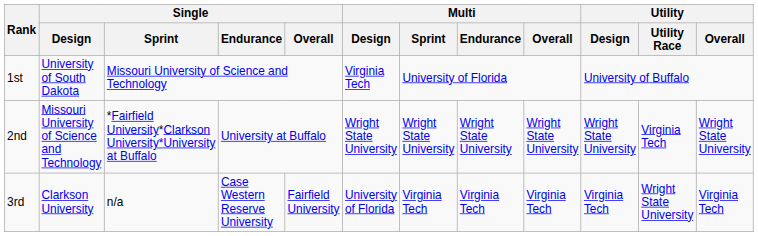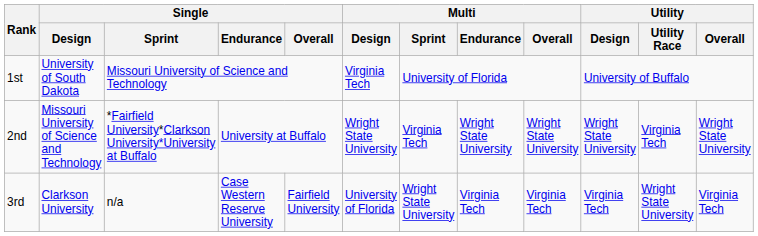(428, 136) Wright State University -> (422, 136) Virginia Tech
(422, 202) Virginia Tech -> (428, 202) Wright State University
